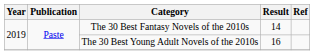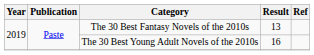(276, 27) 14 -> (276, 27) 13
